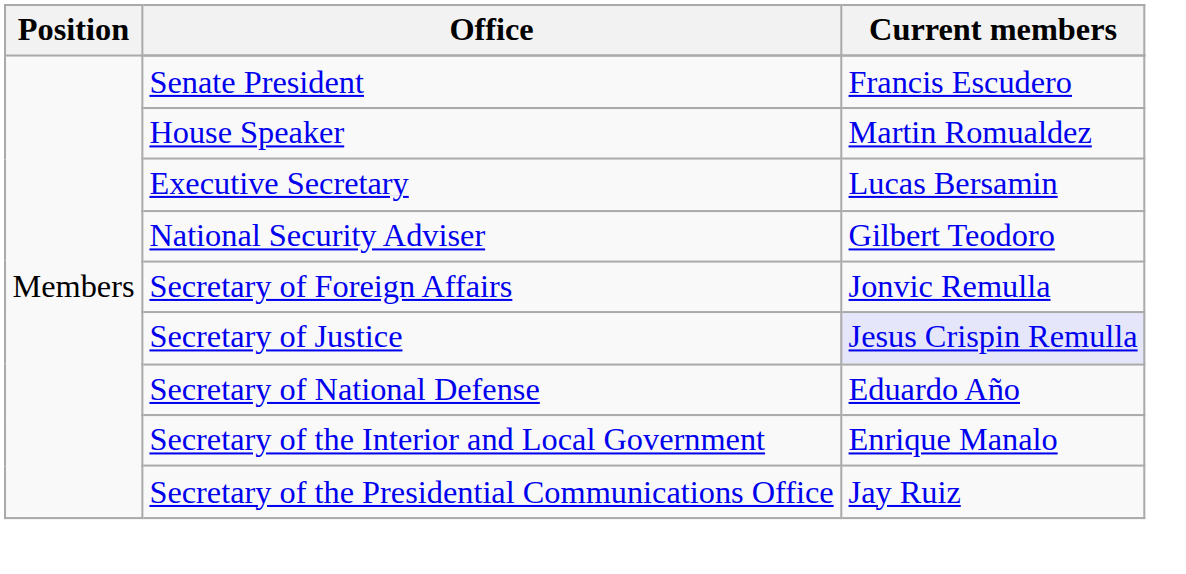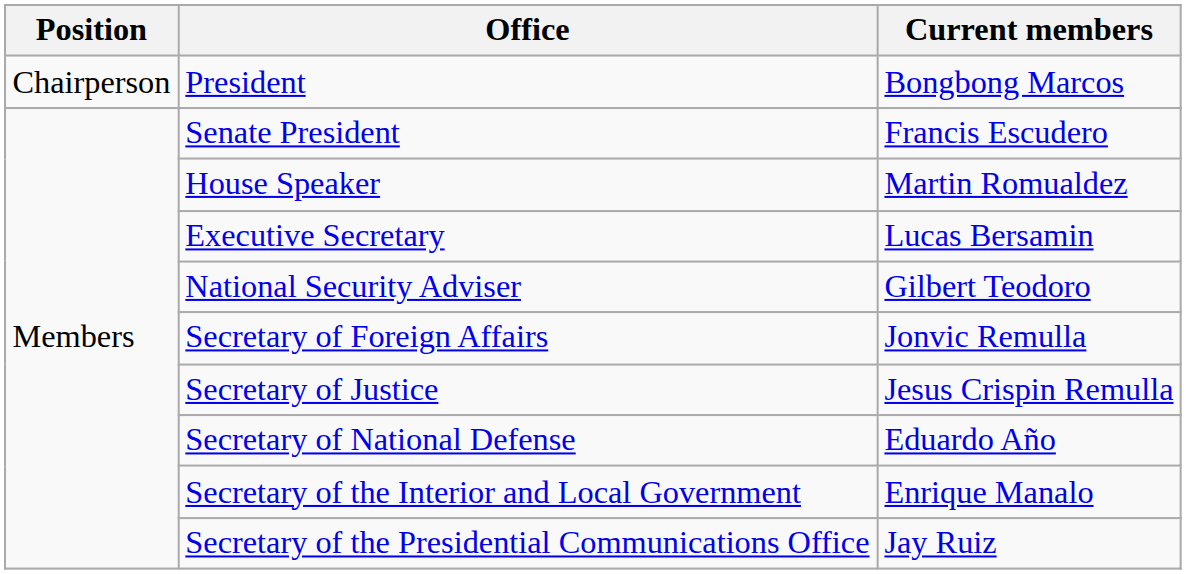+ row: (245, 81)
(993, 337) lavender background -> (1029, 388) no background
